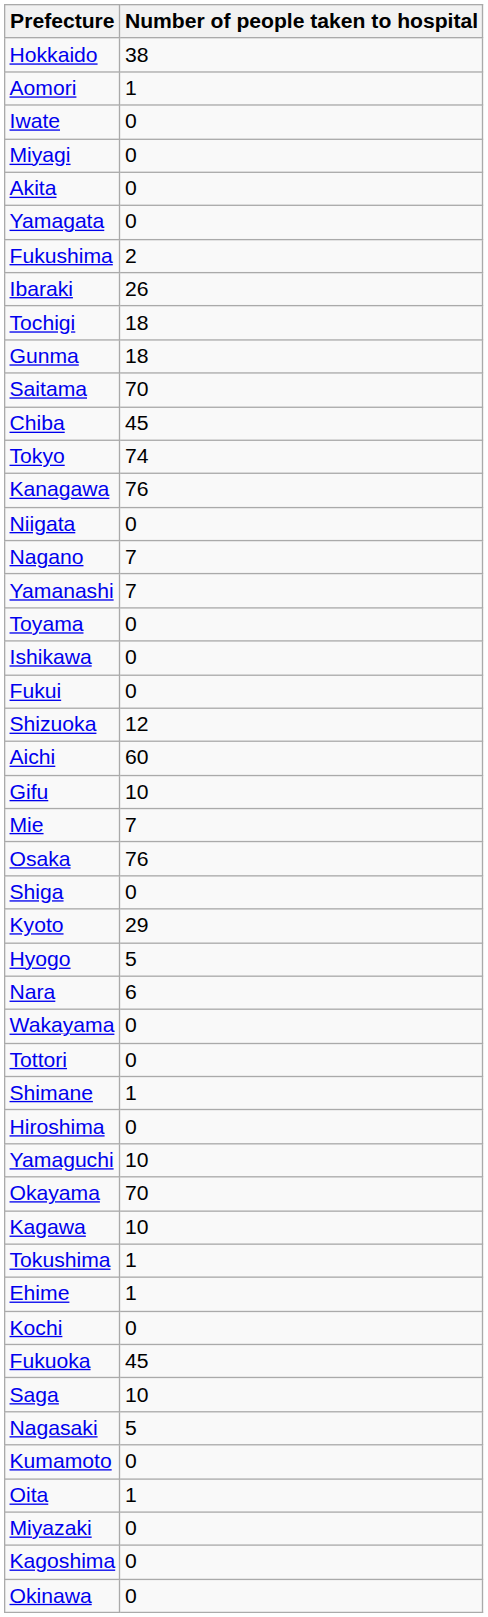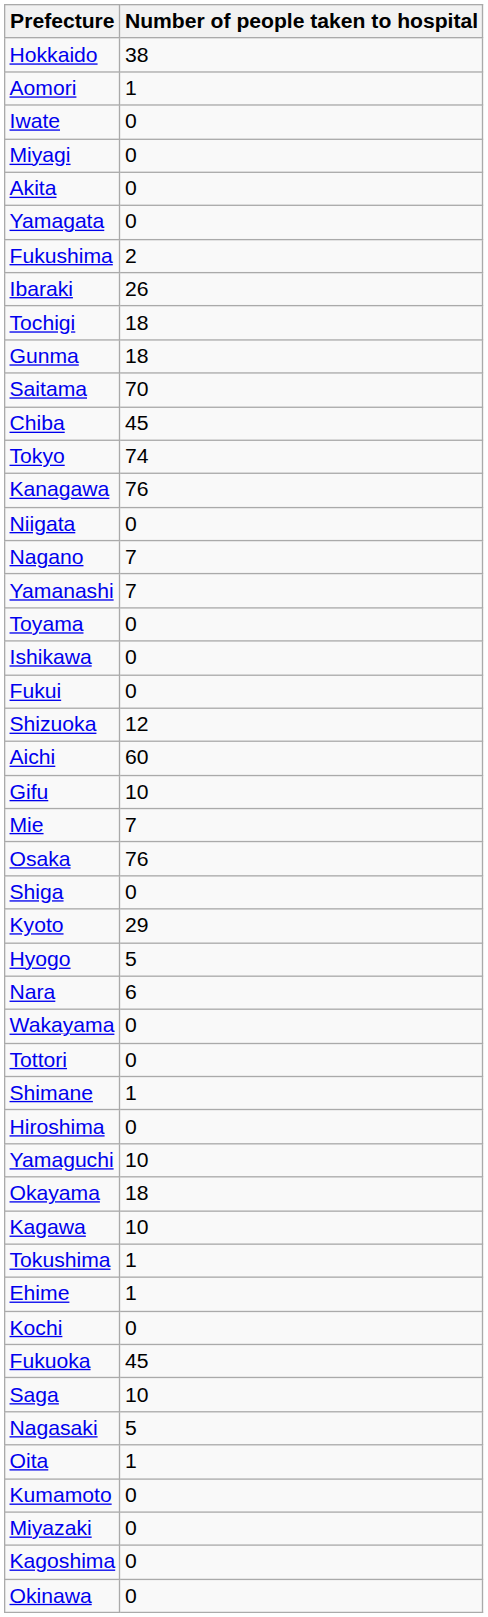(137, 1193) 70 -> (137, 1193) 18
rows swapped: (61, 1461) <-> (29, 1495)
